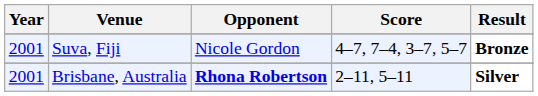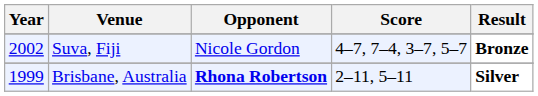(26, 48) 2001 -> (26, 48) 2002
(26, 77) 2001 -> (26, 77) 1999
